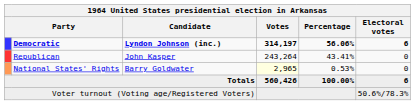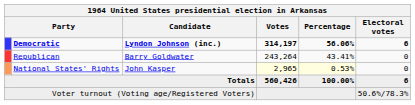(150, 57) John Kasper -> (159, 57) Barry Goldwater
(159, 69) Barry Goldwater -> (150, 69) John Kasper
(343, 69) no background -> (343, 69) lightyellow background
